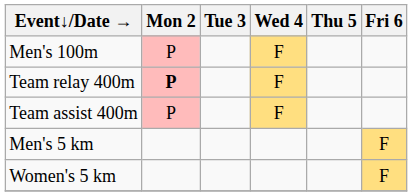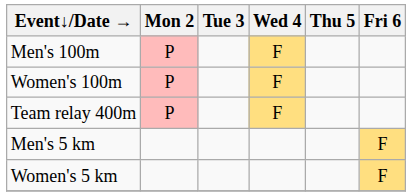+ row: (66, 82)
(171, 82) bold -> (170, 113) normal
- row: (74, 113)
